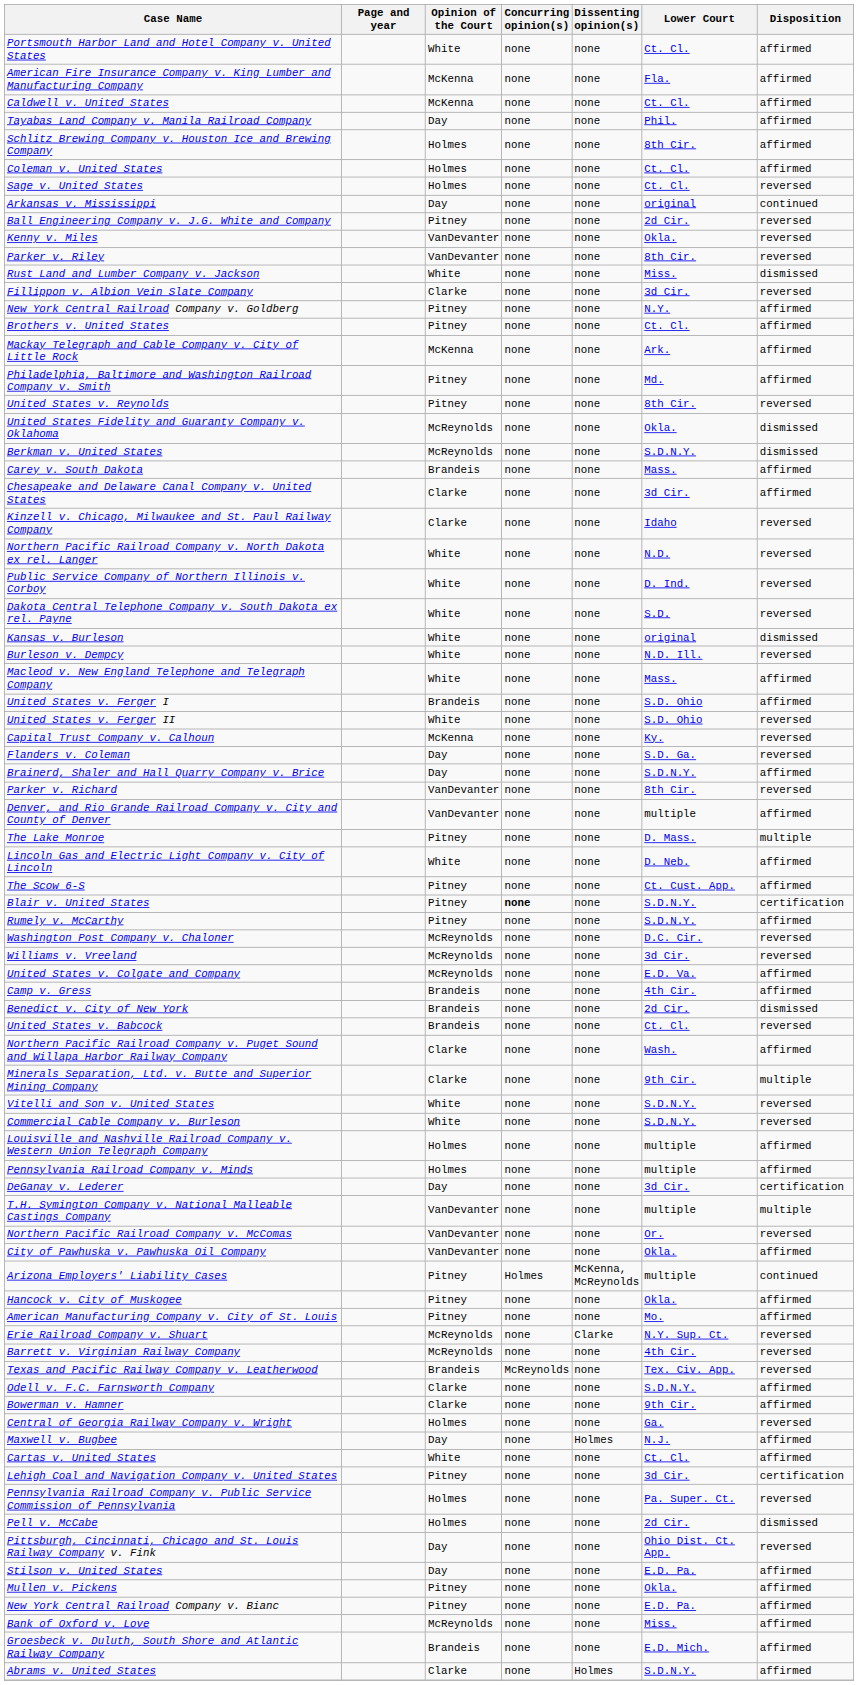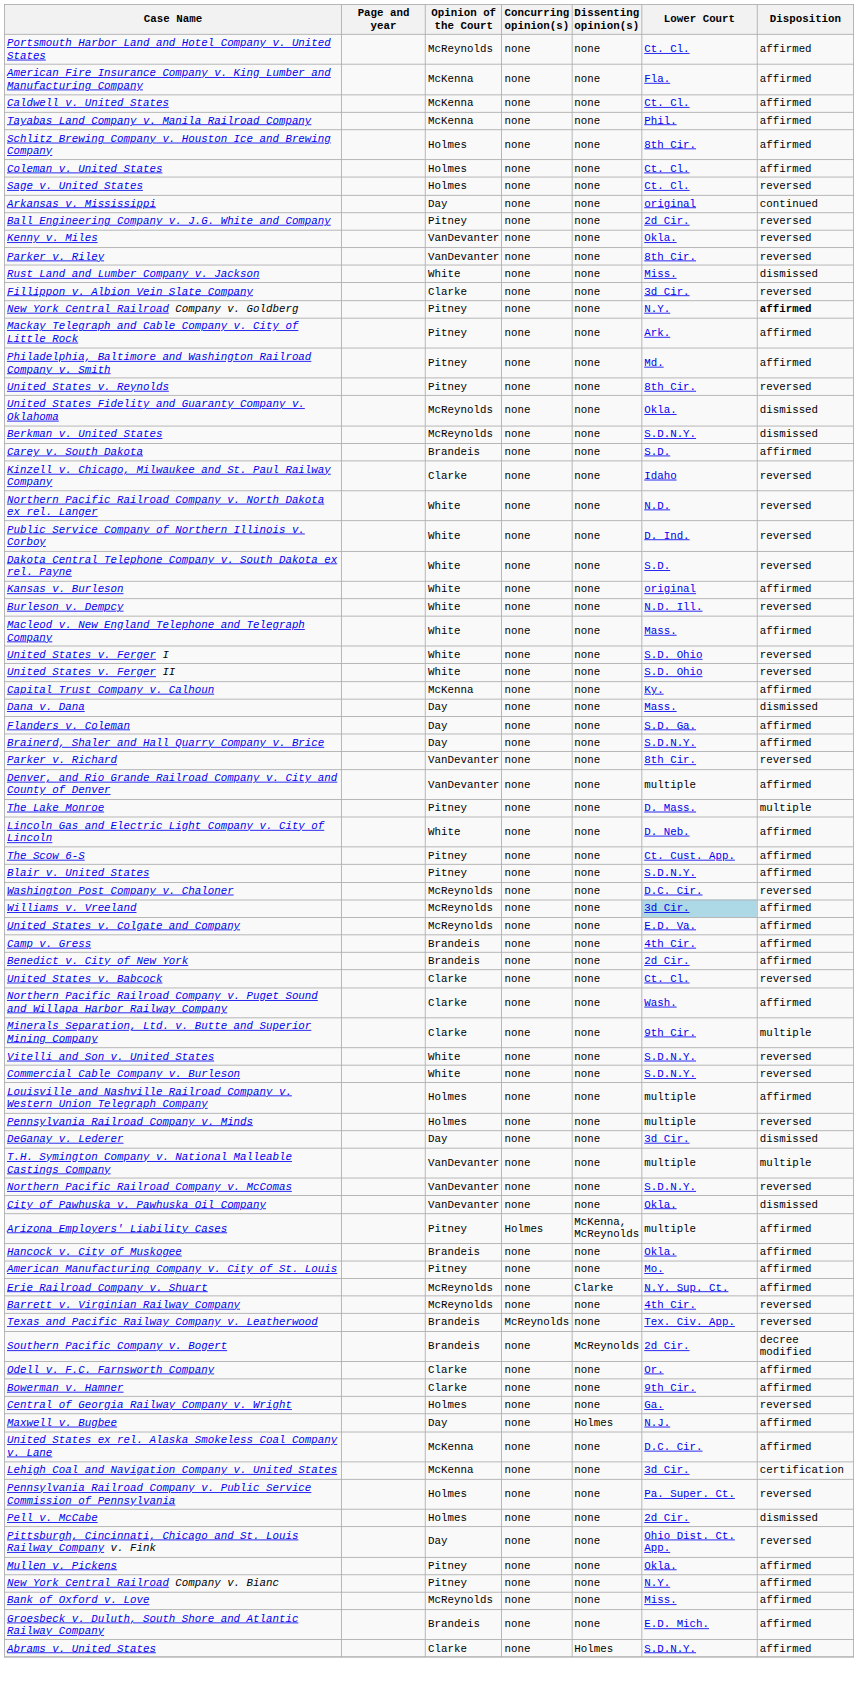(444, 49) White -> (460, 49) McReynolds
(438, 121) Day -> (451, 121) McKenna
(786, 309) normal -> (786, 309) bold
- row: (88, 327)
(451, 351) McKenna -> (448, 333) Pitney
(660, 470) Mass. -> (657, 452) S.D.
- row: (159, 493)
(789, 637) dismissed -> (786, 590) affirmed
(454, 703) Brandeis -> (444, 655) White
(786, 703) affirmed -> (786, 655) reversed
(786, 738) reversed -> (786, 690) affirmed
+ row: (46, 708)
(786, 755) reversed -> (786, 725) affirmed
(517, 903) bold -> (517, 873) normal
(802, 903) certification -> (786, 873) affirmed
- row: (65, 921)
(667, 956) no background -> (667, 909) lightblue background
(786, 956) reversed -> (786, 909) affirmed
(789, 1009) dismissed -> (786, 961) affirmed
(454, 1026) Brandeis -> (448, 979) Clarke
(786, 1169) affirmed -> (786, 1122) reversed
(802, 1187) certification -> (789, 1139) dismissed
(654, 1235) Or. -> (670, 1187) S.D.N.Y.
(786, 1252) affirmed -> (789, 1205) dismissed
(789, 1276) continued -> (786, 1228) affirmed
(448, 1300) Pitney -> (454, 1252) Brandeis
(786, 1335) reversed -> (786, 1287) affirmed
+ row: (117, 1346)
(670, 1388) S.D.N.Y. -> (654, 1370) Or.
- row: (81, 1458)
+ row: (172, 1447)
(448, 1476) Pitney -> (451, 1470) McKenna
- row: (85, 1571)
(670, 1606) E.D. Pa. -> (657, 1583) N.Y.
